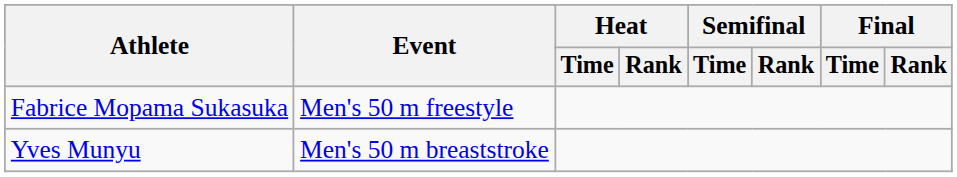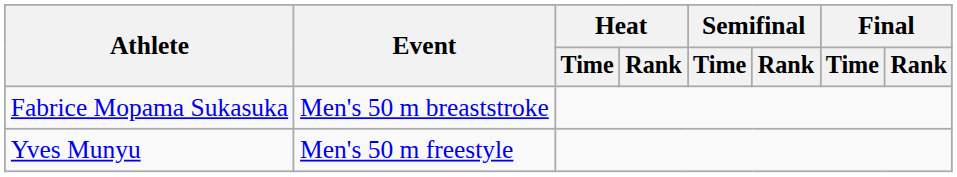(407, 107) Men's 50 m freestyle -> (424, 107) Men's 50 m breaststroke
(424, 149) Men's 50 m breaststroke -> (407, 149) Men's 50 m freestyle
